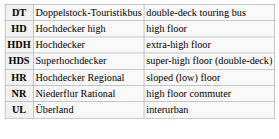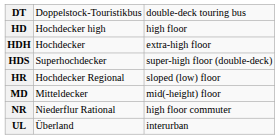+ row: (19, 93)
